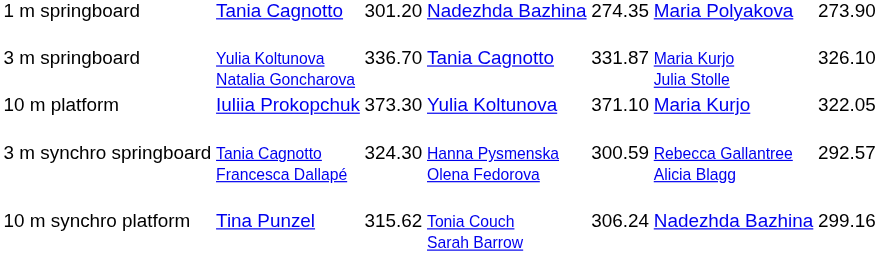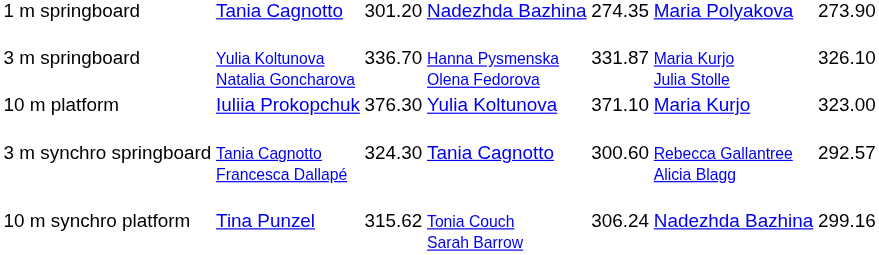(491, 58) Tania Cagnotto -> (493, 70) Hanna Pysmenska Olena Fedorova
(393, 105) 373.30 -> (393, 105) 376.30
(847, 105) 322.05 -> (847, 105) 323.00
(493, 164) Hanna Pysmenska Olena Fedorova -> (491, 152) Tania Cagnotto
(620, 152) 300.59 -> (620, 152) 300.60
